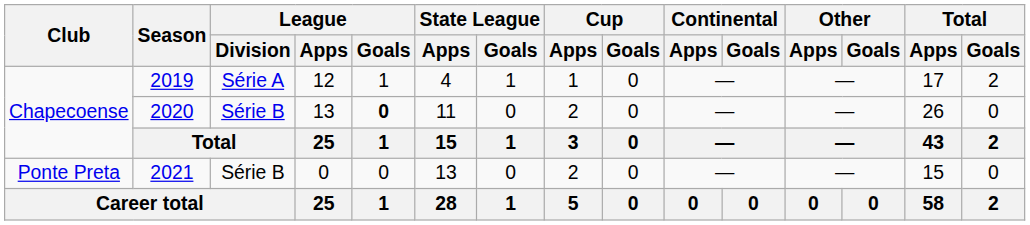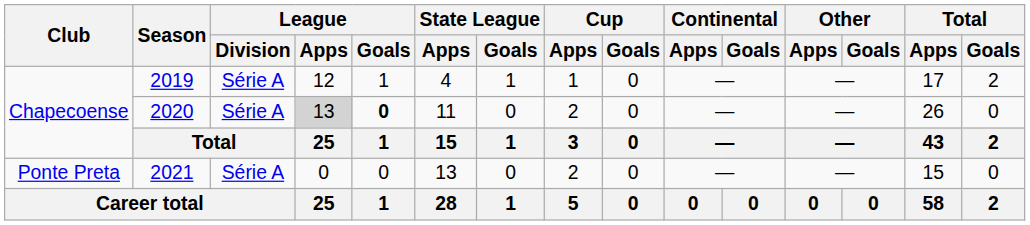(253, 111) Série B -> (253, 111) Série A
(324, 111) no background -> (324, 111) lightgrey background
(253, 173) Série B -> (253, 173) Série A
